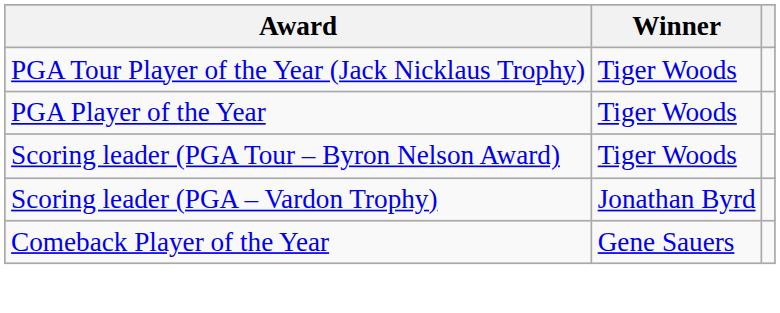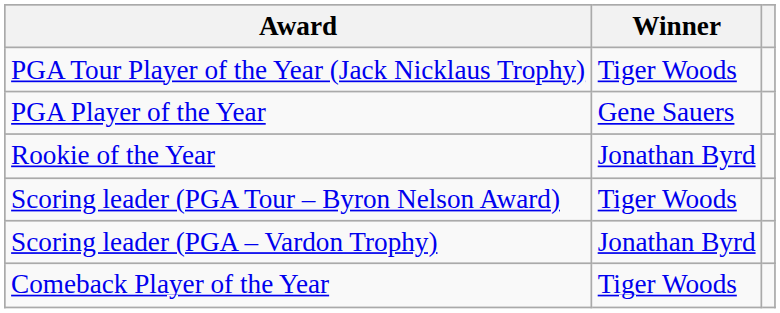(667, 112) Tiger Woods -> (666, 112) Gene Sauers
+ row: (113, 155)
(666, 241) Gene Sauers -> (667, 284) Tiger Woods
